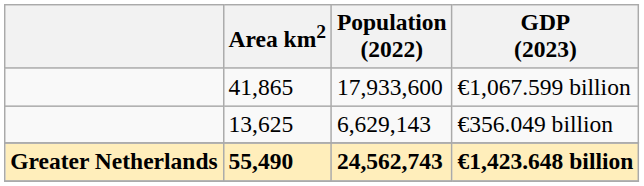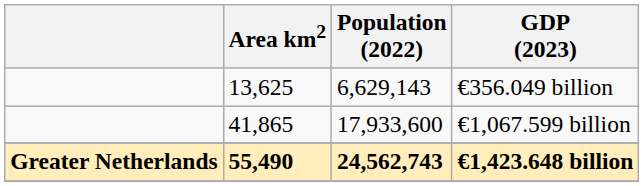rows swapped: (544, 86) <-> (535, 124)
